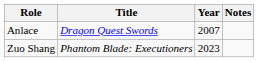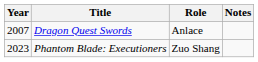columns swapped: (209, 13) <-> (31, 13)
